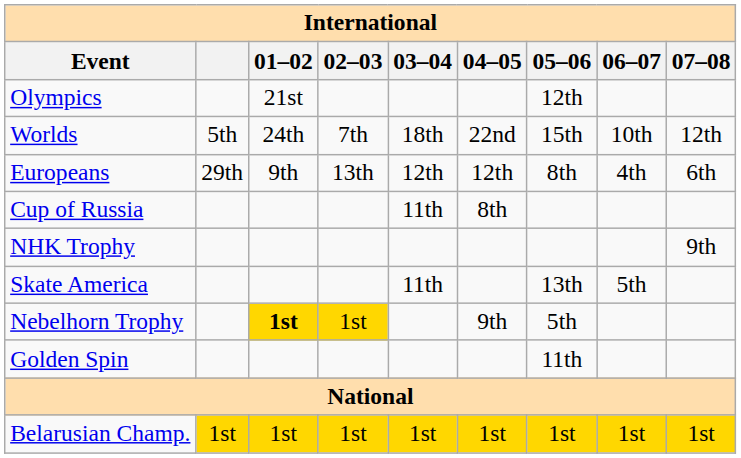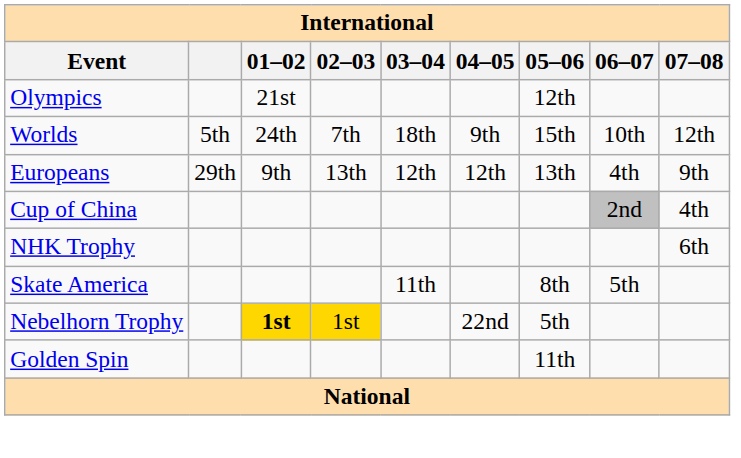(492, 135) 22nd -> (485, 135) 9th
(562, 172) 8th -> (555, 172) 13th
(701, 172) 6th -> (694, 172) 9th
+ row: (74, 209)
- row: (77, 209)
(701, 246) 9th -> (694, 246) 6th
(562, 284) 13th -> (555, 284) 8th
(492, 321) 9th -> (485, 321) 22nd
- row: (100, 433)
